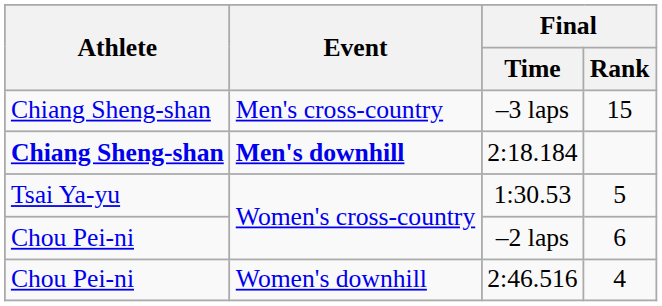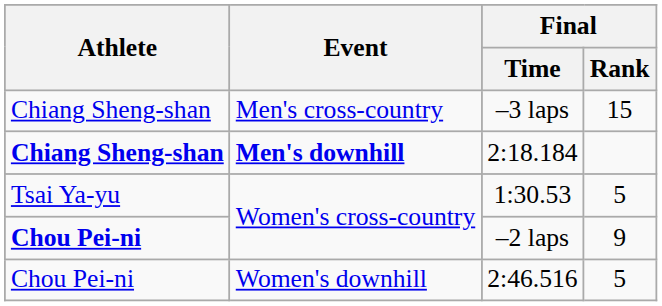(72, 237) normal -> (76, 237) bold
(620, 237) 6 -> (620, 237) 9
(620, 279) 4 -> (620, 279) 5
